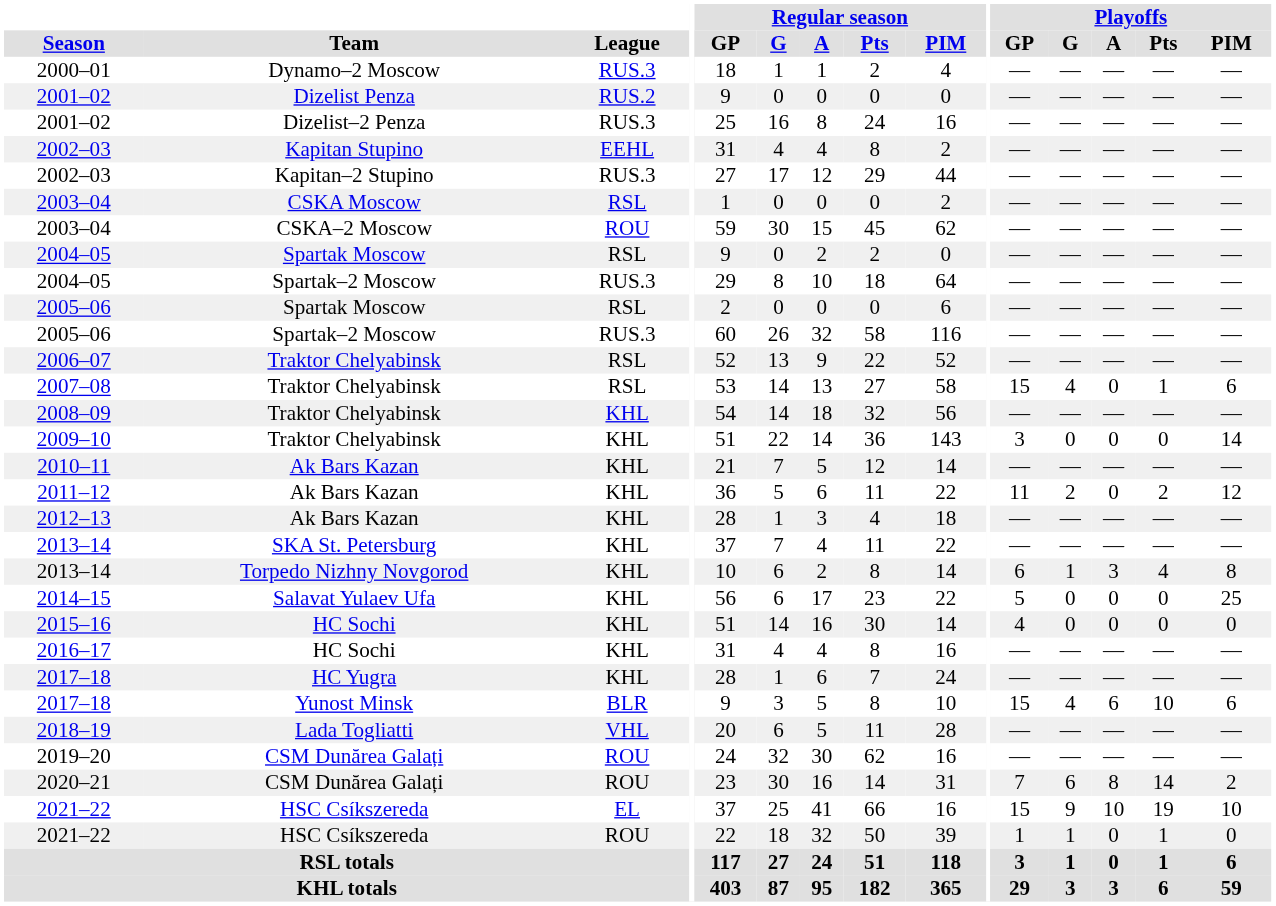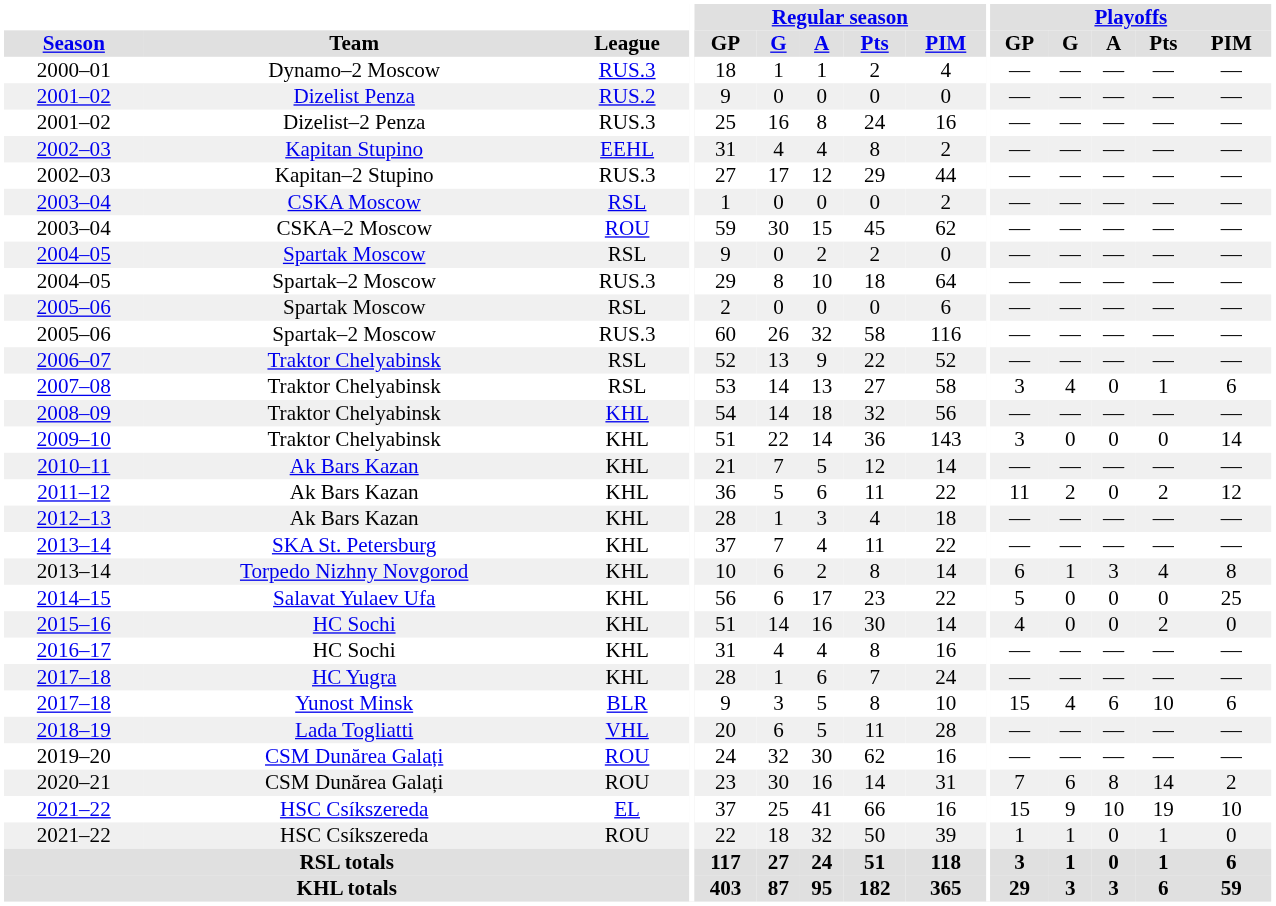(1020, 386) 15 -> (1020, 386) 3
(1163, 624) 0 -> (1163, 624) 2
